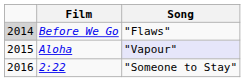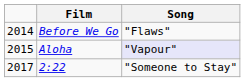(20, 31) lightgrey background -> (20, 31) no background
(20, 67) 2016 -> (20, 67) 2017
